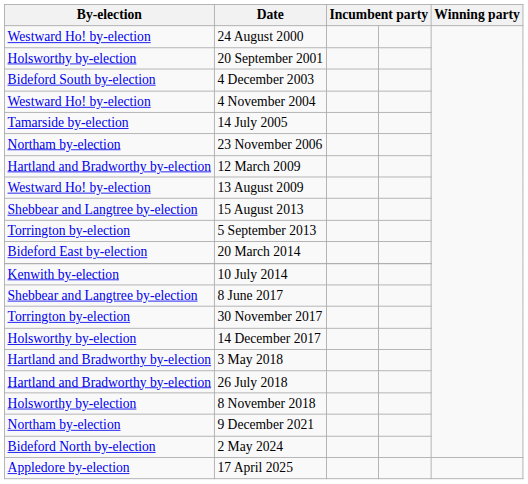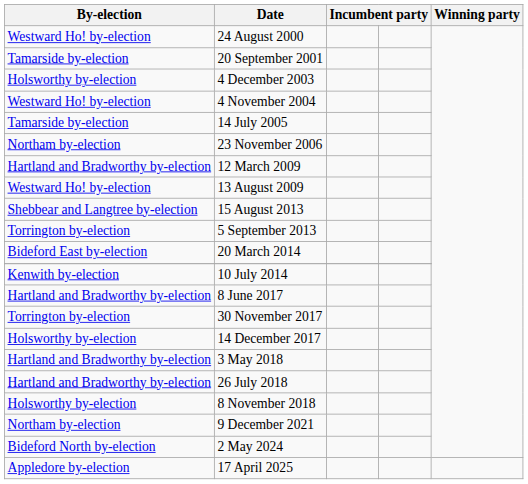(72, 58) Holsworthy by-election -> (68, 58) Tamarside by-election
(82, 79) Bideford South by-election -> (72, 79) Holsworthy by-election
(103, 295) Shebbear and Langtree by-election -> (109, 295) Hartland and Bradworthy by-election
